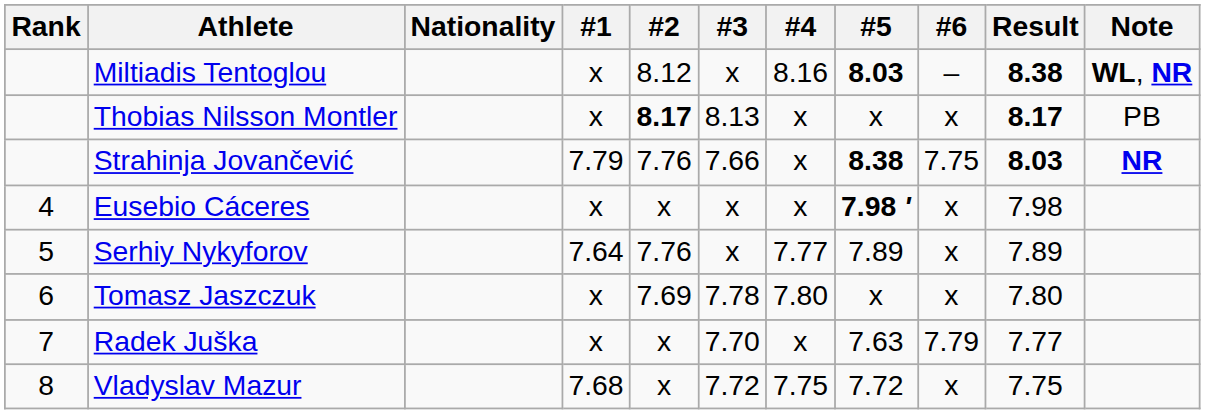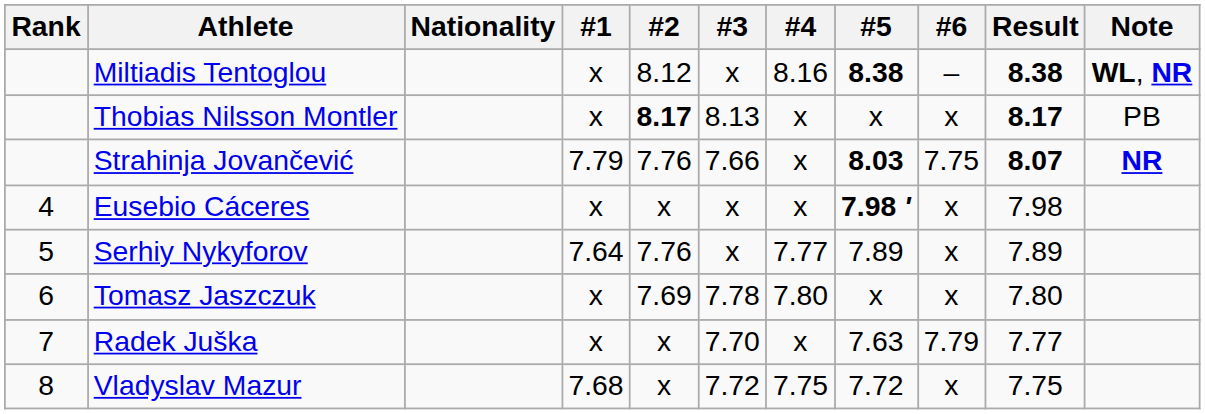(876, 71) 8.03 -> (876, 71) 8.38
(876, 161) 8.38 -> (876, 161) 8.03
(1035, 161) 8.03 -> (1035, 161) 8.07
